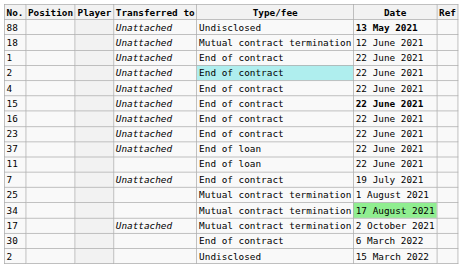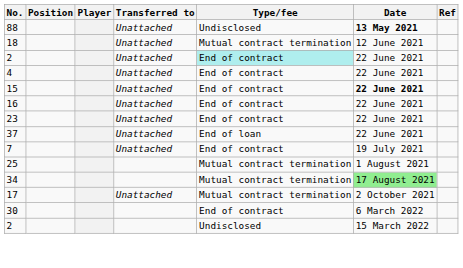- row: (9, 58)
- row: (12, 165)
